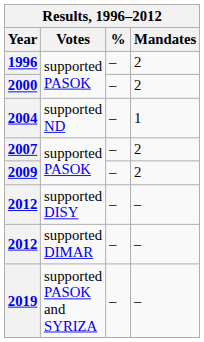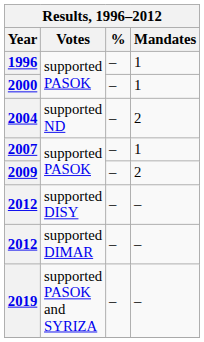(165, 63) 2 -> (165, 63) 1
(165, 86) 2 -> (165, 86) 1
(165, 118) 1 -> (165, 118) 2
(165, 149) 2 -> (165, 149) 1
